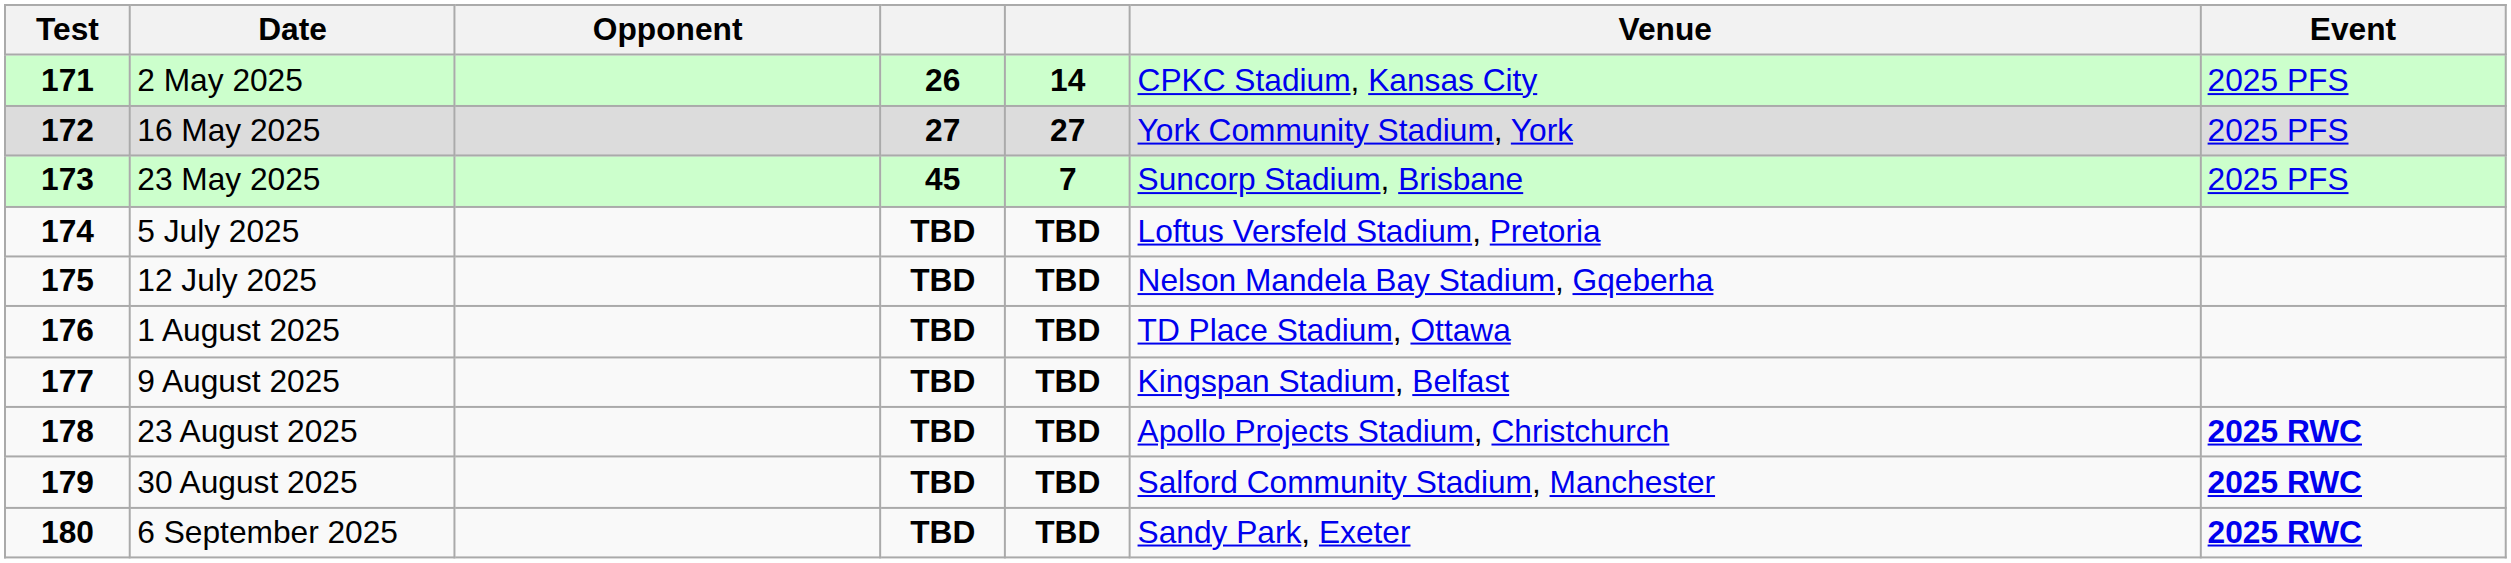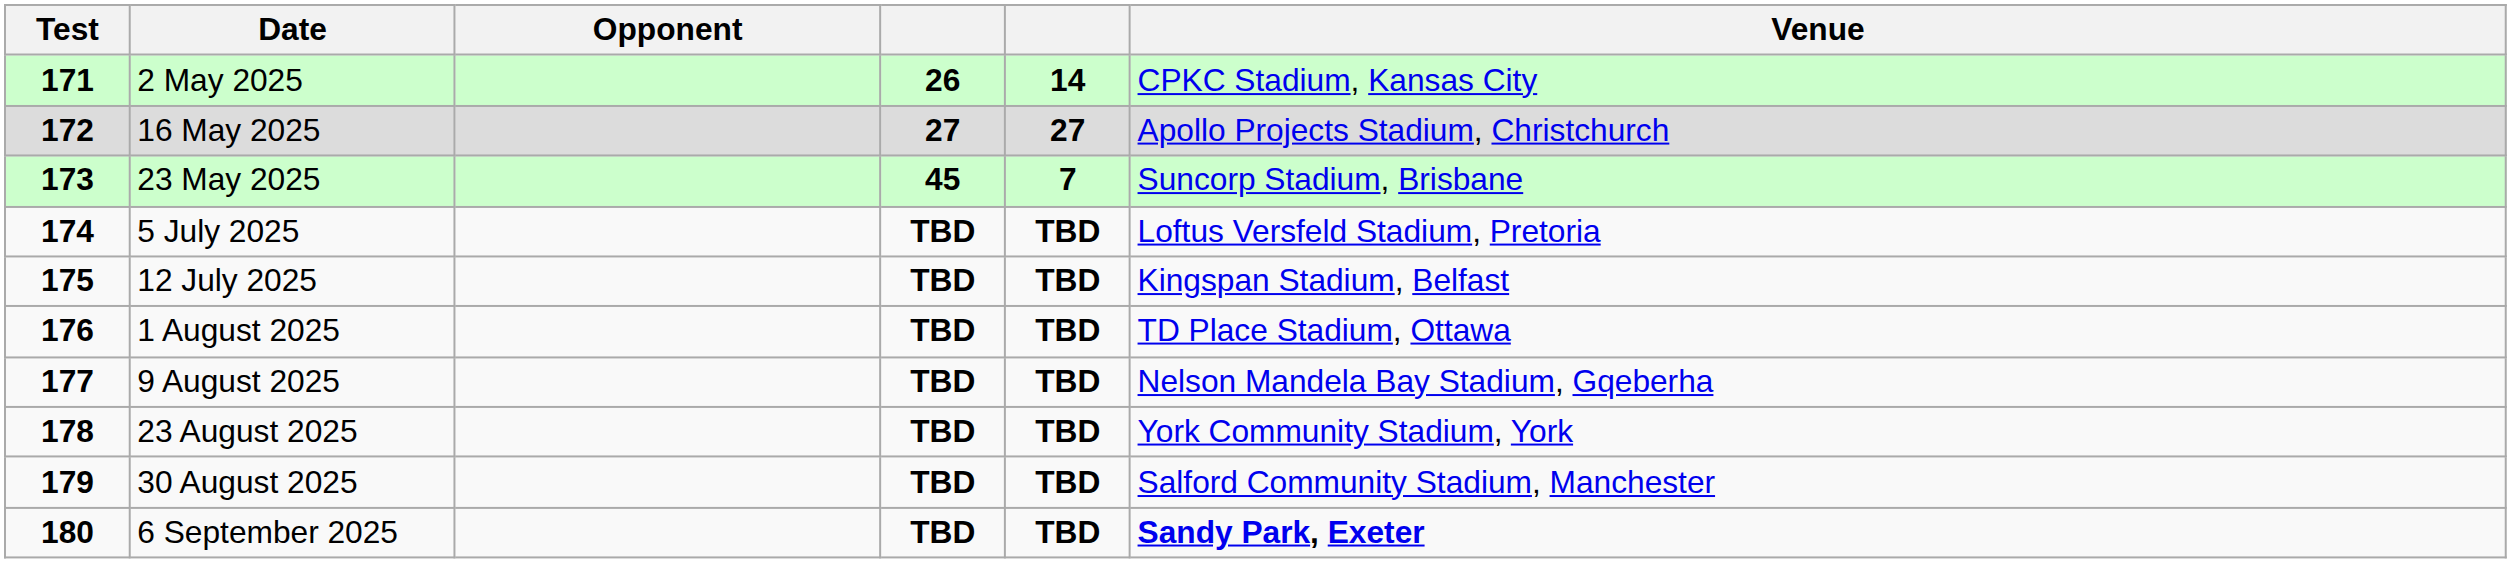- column: (2353, 29)
(1355, 130) York Community Stadium, York -> (1403, 130) Apollo Projects Stadium, Christchurch
(1425, 280) Nelson Mandela Bay Stadium, Gqeberha -> (1323, 280) Kingspan Stadium, Belfast
(1323, 381) Kingspan Stadium, Belfast -> (1425, 381) Nelson Mandela Bay Stadium, Gqeberha
(1403, 431) Apollo Projects Stadium, Christchurch -> (1355, 431) York Community Stadium, York
(1274, 532) normal -> (1281, 532) bold
